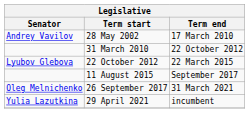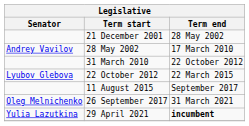+ row: (125, 37)
(193, 101) normal -> (193, 114) bold
